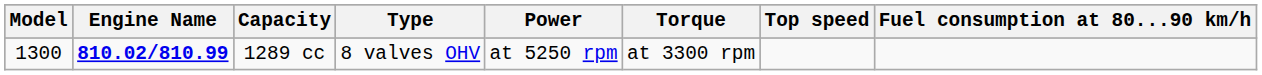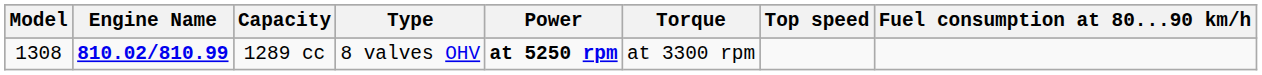(39, 53) 1300 -> (39, 53) 1308
(554, 53) normal -> (554, 53) bold
